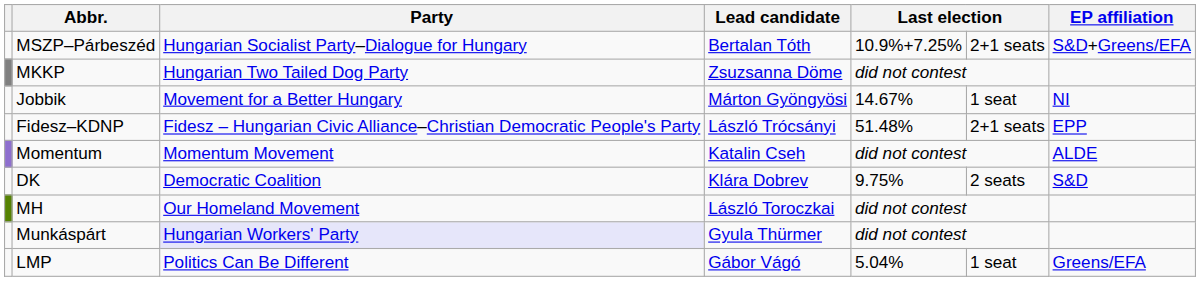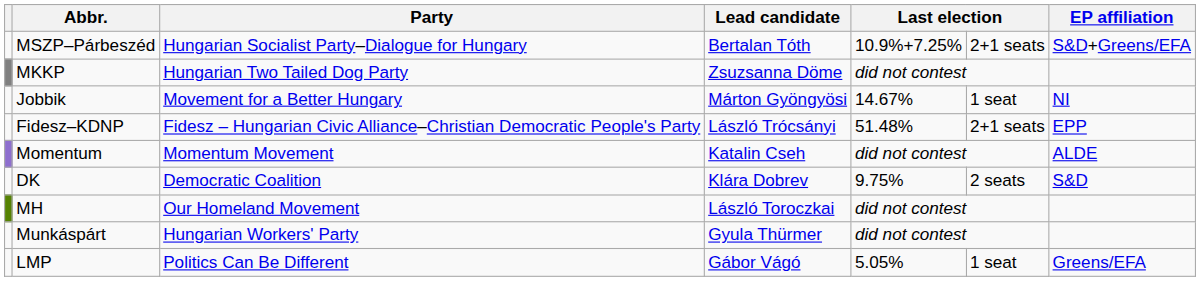(261, 235) lavender background -> (261, 235) no background
(879, 262) 5.04% -> (879, 262) 5.05%
